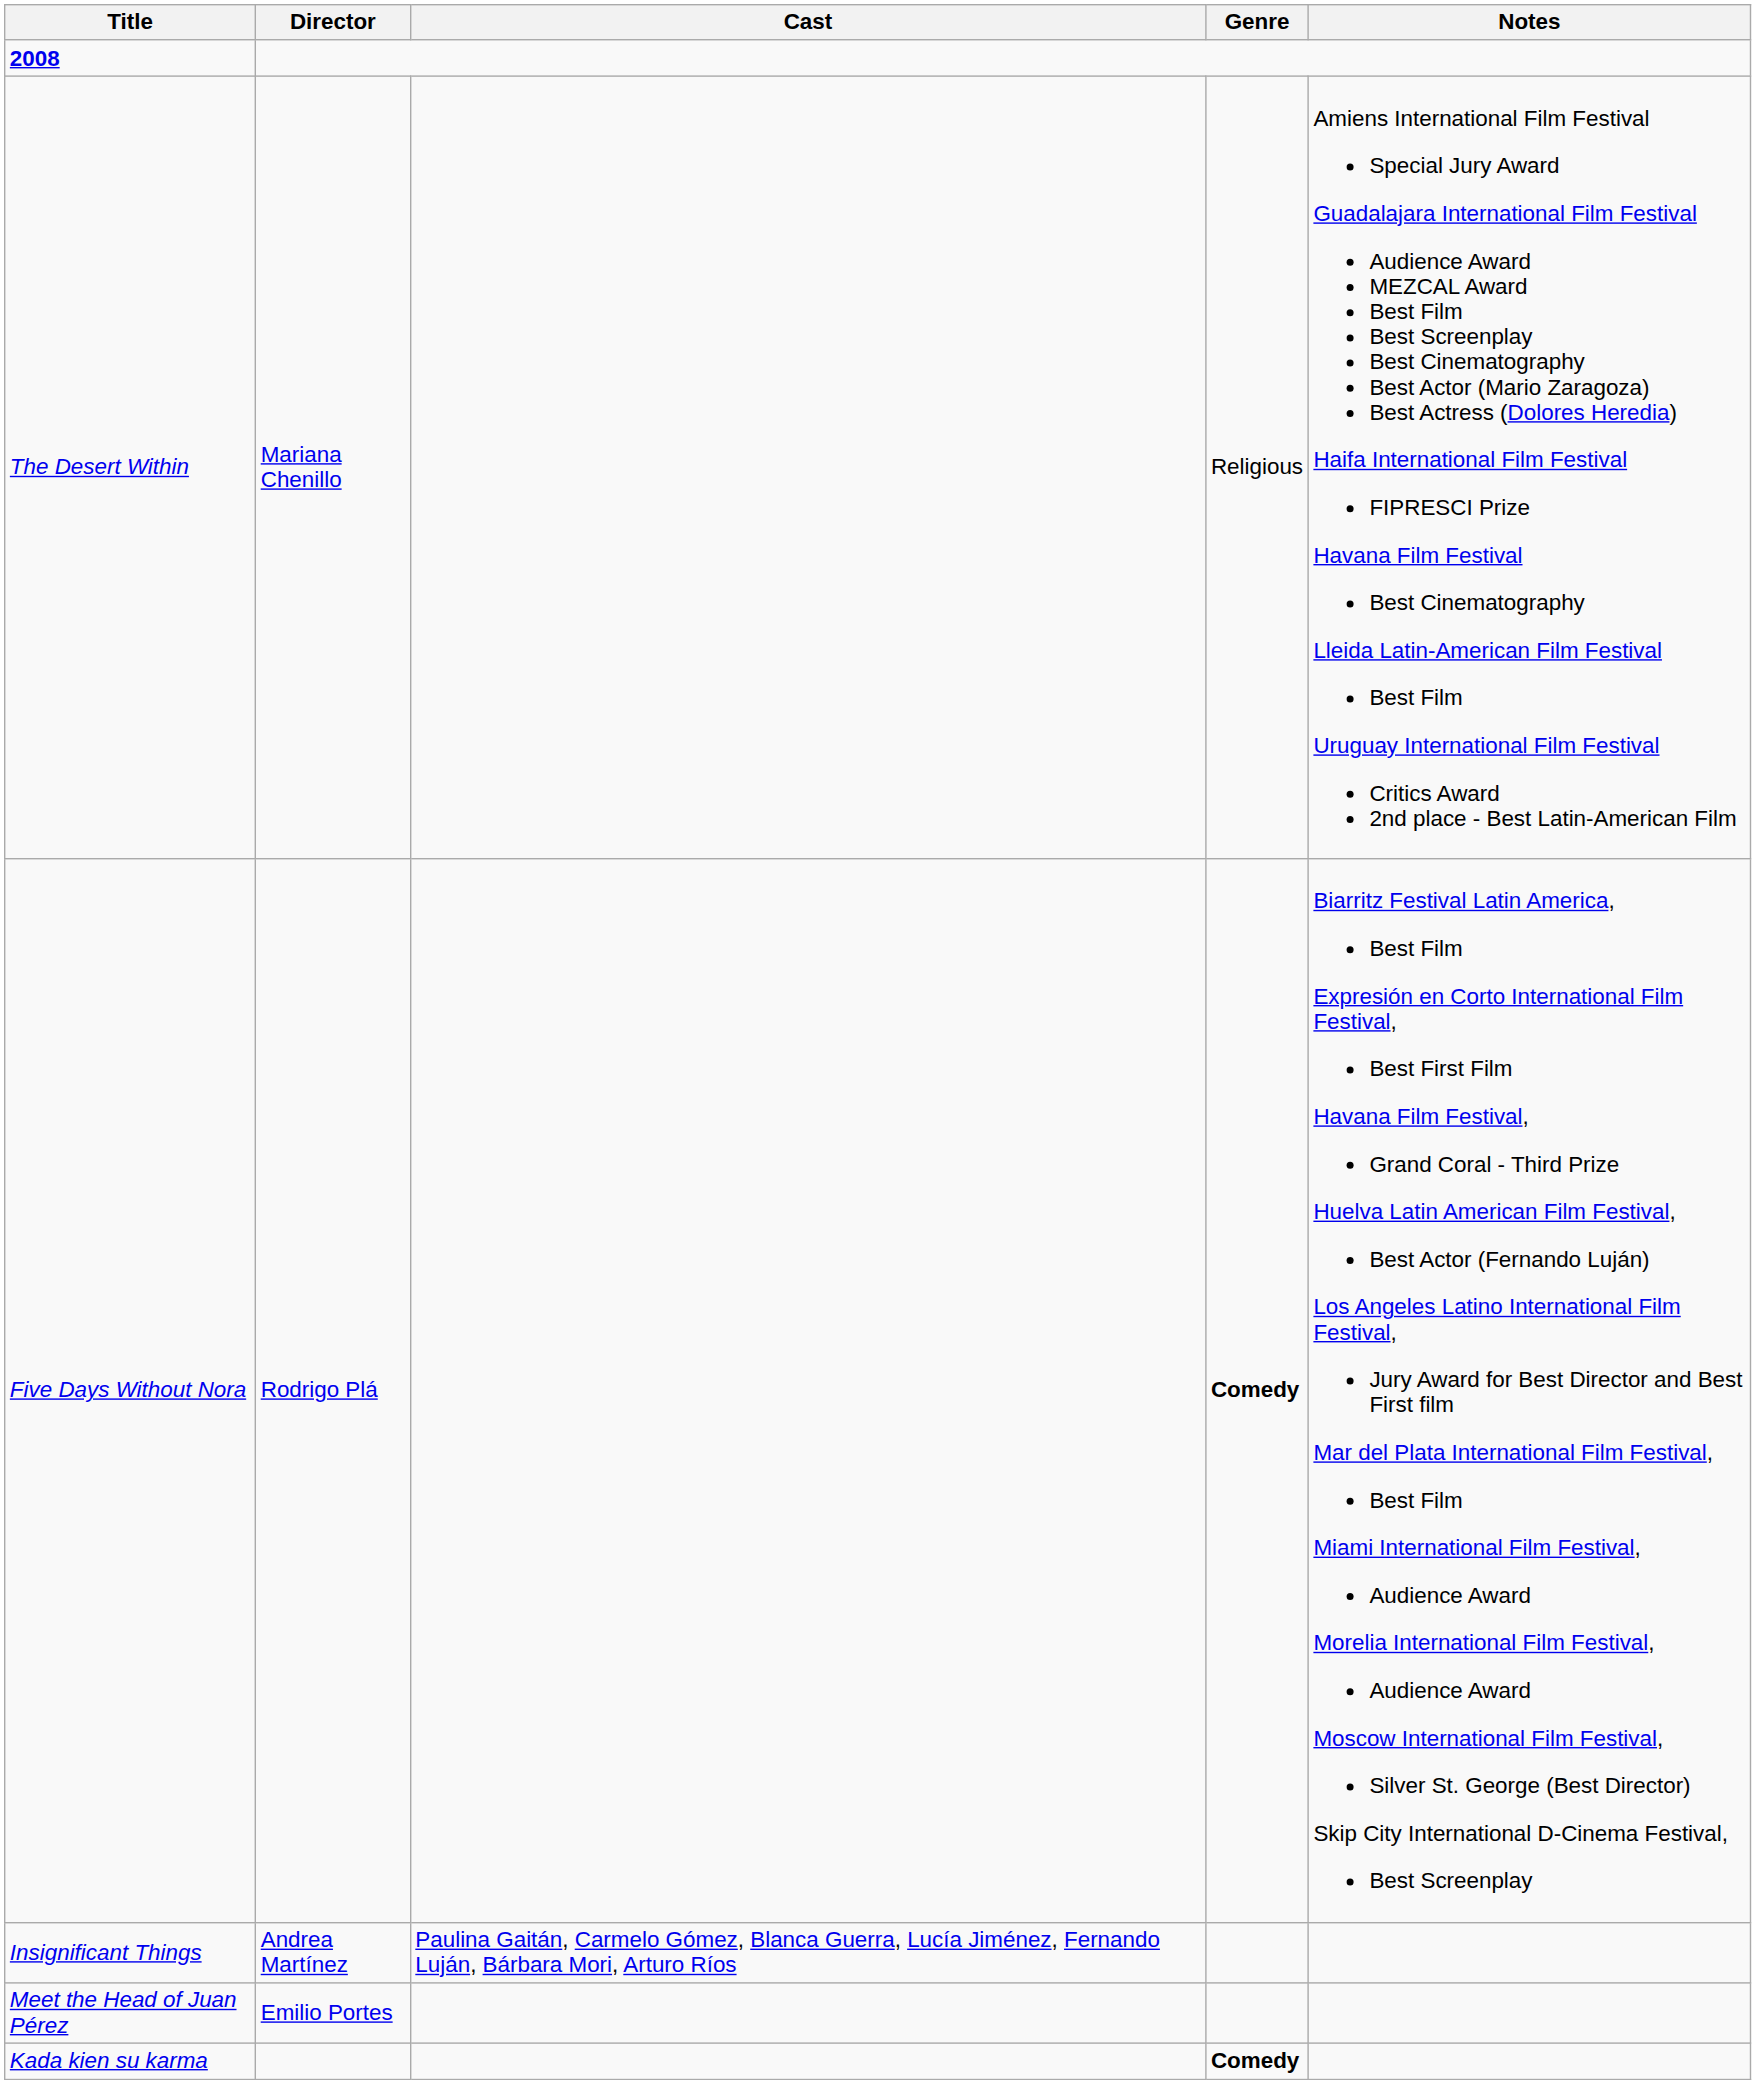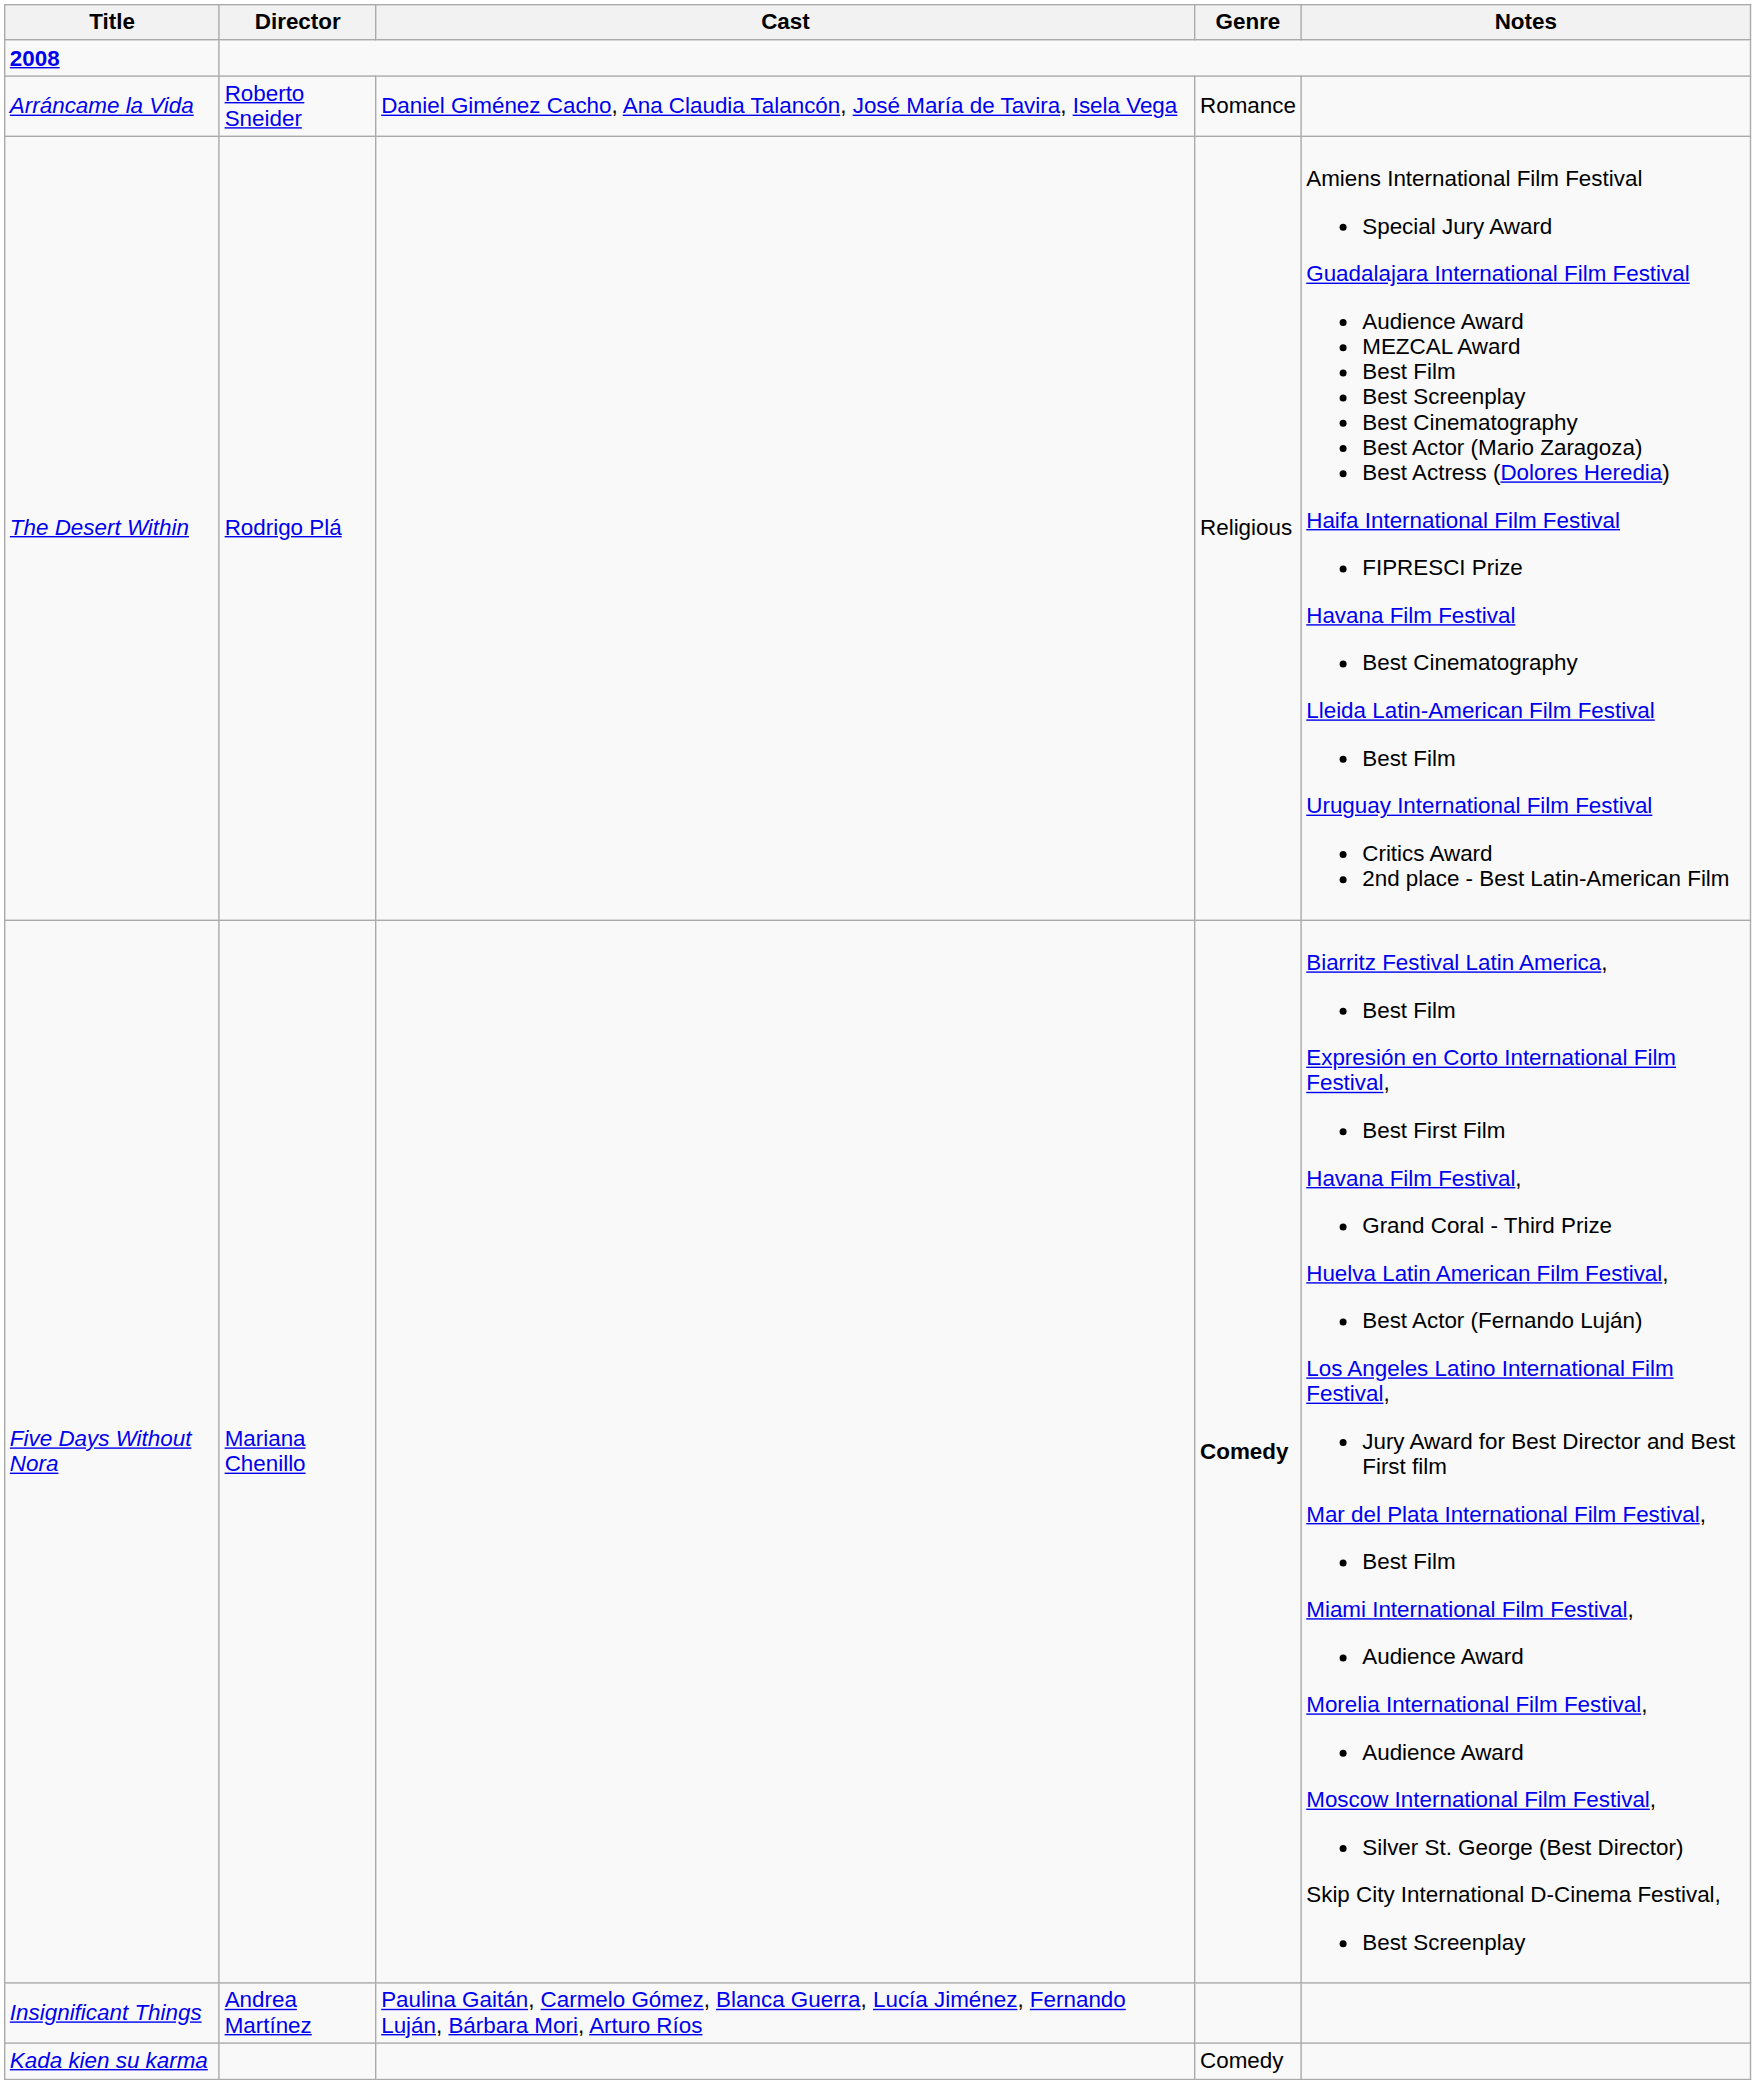+ row: (102, 105)
(301, 467) Mariana Chenillo -> (283, 527) Rodrigo Plá
(319, 1390) Rodrigo Plá -> (265, 1450) Mariana Chenillo
- row: (123, 2012)
(1255, 2061) bold -> (1242, 2061) normal
